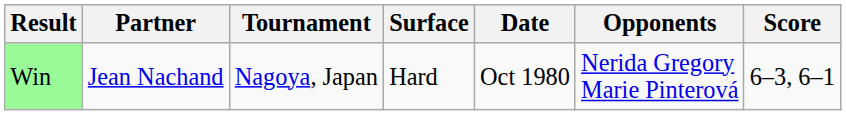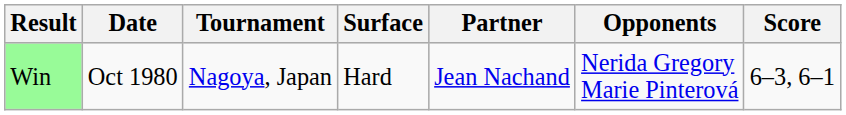columns swapped: (525, 23) <-> (156, 23)
